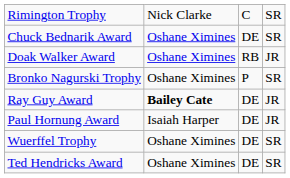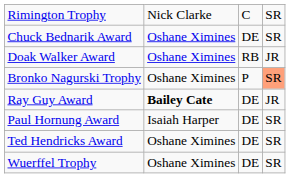(273, 78) no background -> (273, 78) lightsalmon background
(272, 120) JR -> (273, 120) SR
rows swapped: (52, 141) <-> (65, 162)
